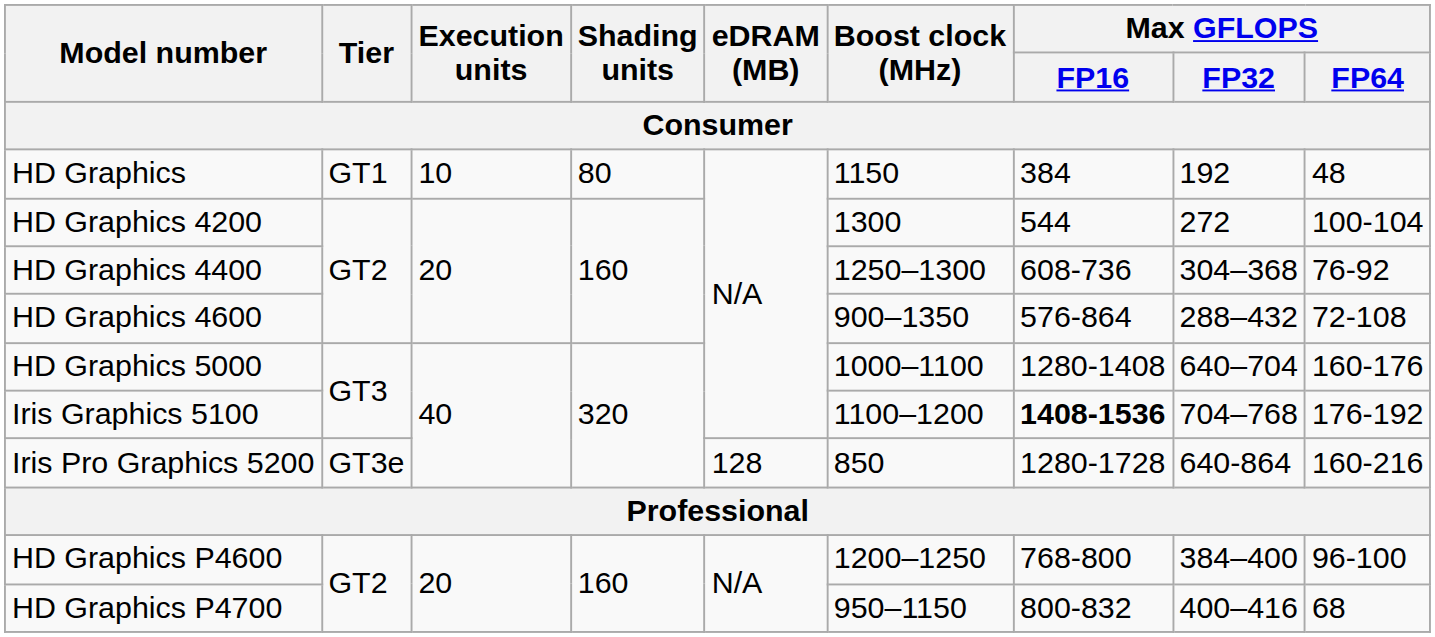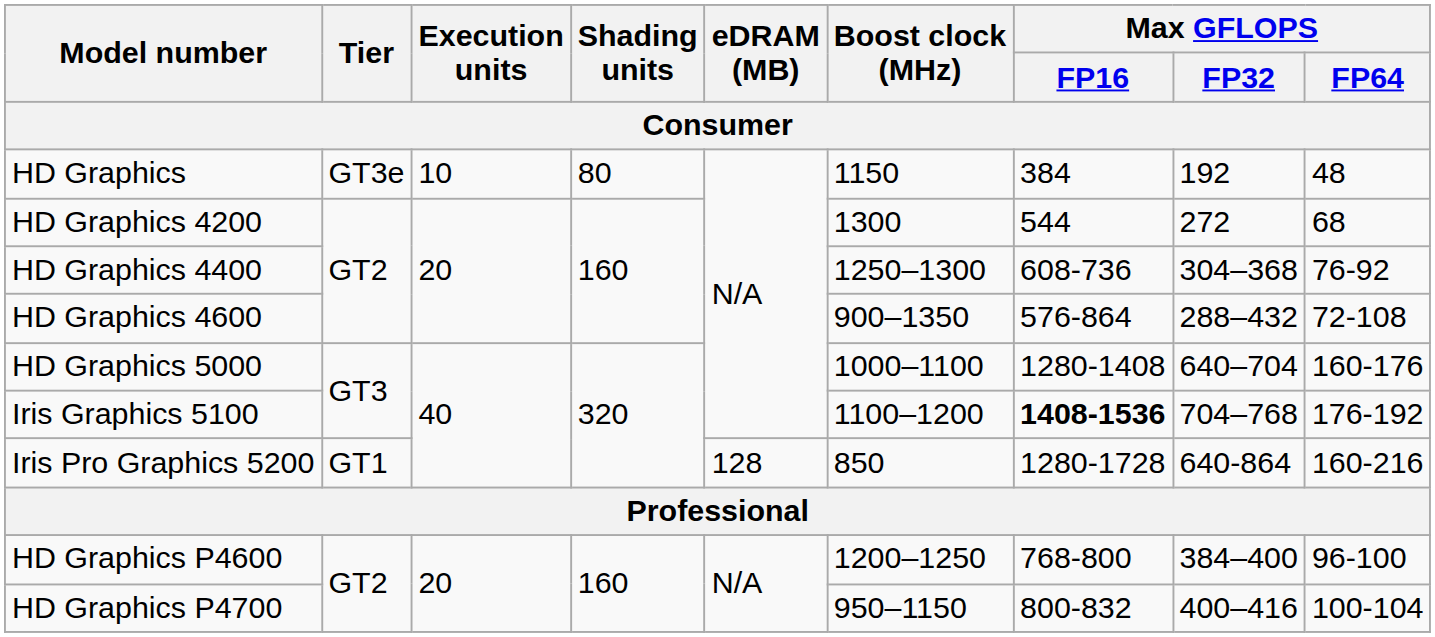(358, 173) GT1 -> (366, 173) GT3e
(1368, 221) 100-104 -> (1329, 221) 68
(366, 462) GT3e -> (358, 462) GT1
(1329, 607) 68 -> (1368, 607) 100-104
